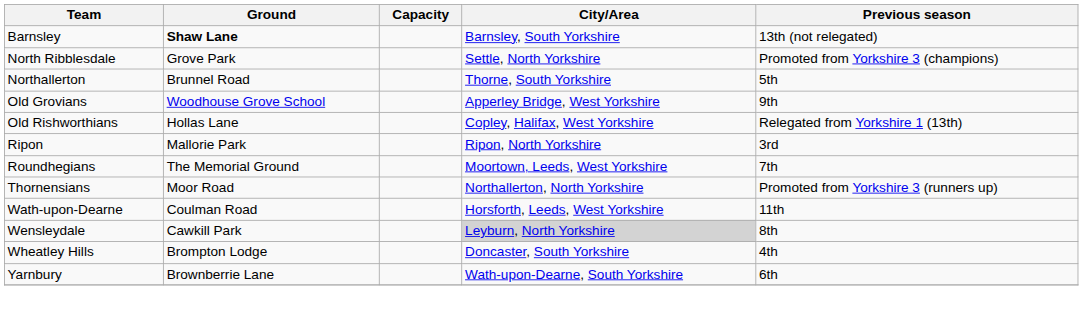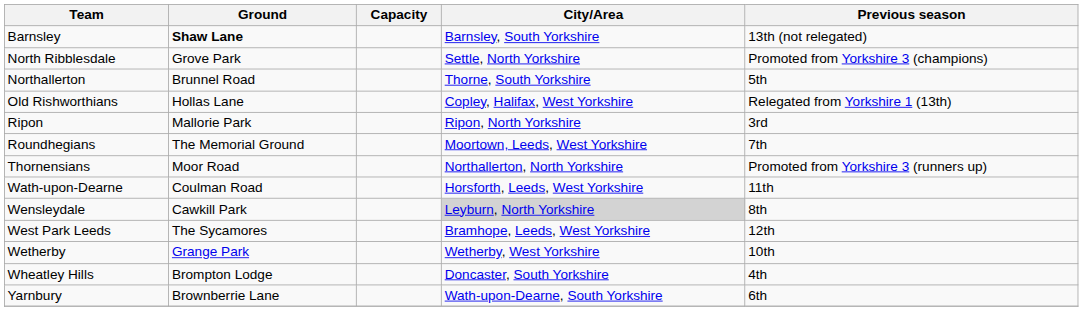- row: (47, 101)
+ row: (59, 230)
+ row: (37, 252)
